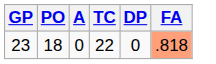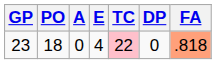+ column: (99, 17)
(104, 44) no background -> (124, 44) pink background
